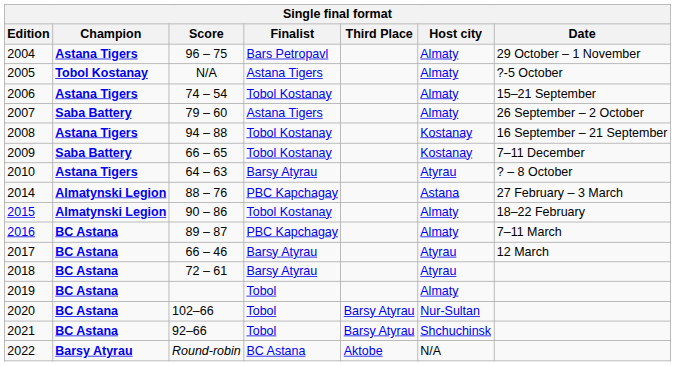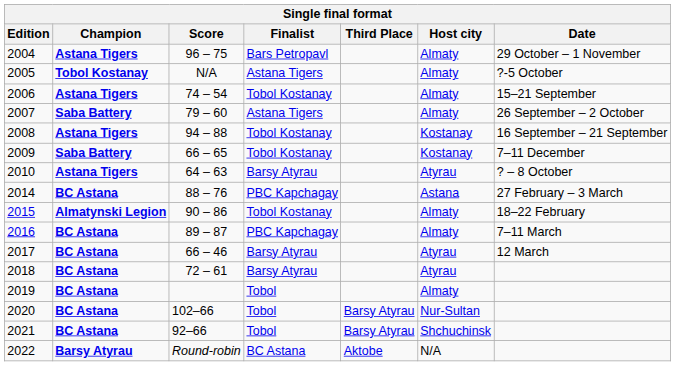(111, 192) Almatynski Legion -> (87, 192) BC Astana
